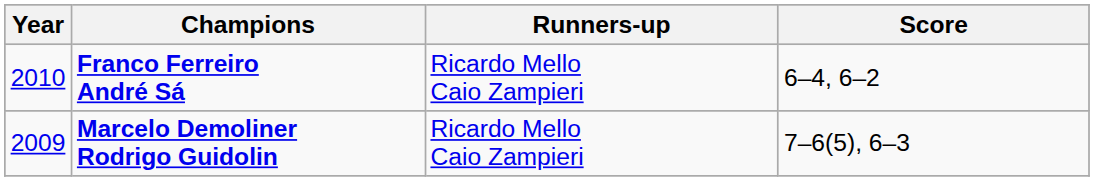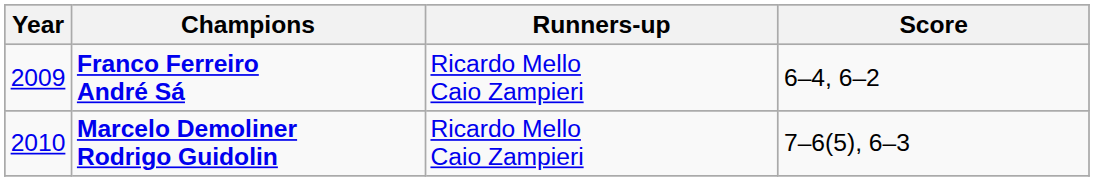(38, 77) 2010 -> (38, 77) 2009
(38, 144) 2009 -> (38, 144) 2010
